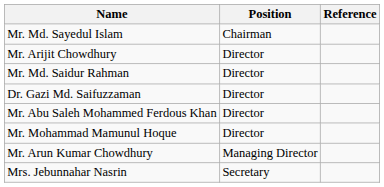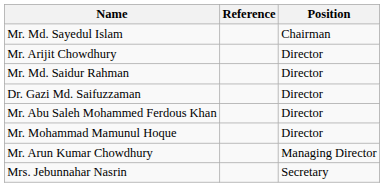columns swapped: (270, 14) <-> (350, 14)
